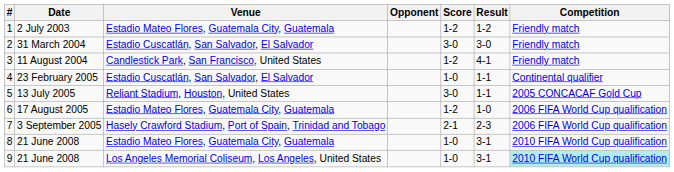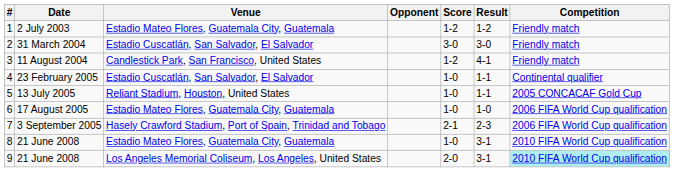(451, 93) 3-0 -> (451, 93) 1-0
(451, 110) 1-2 -> (451, 110) 1-0
(451, 158) 1-0 -> (451, 158) 2-0
